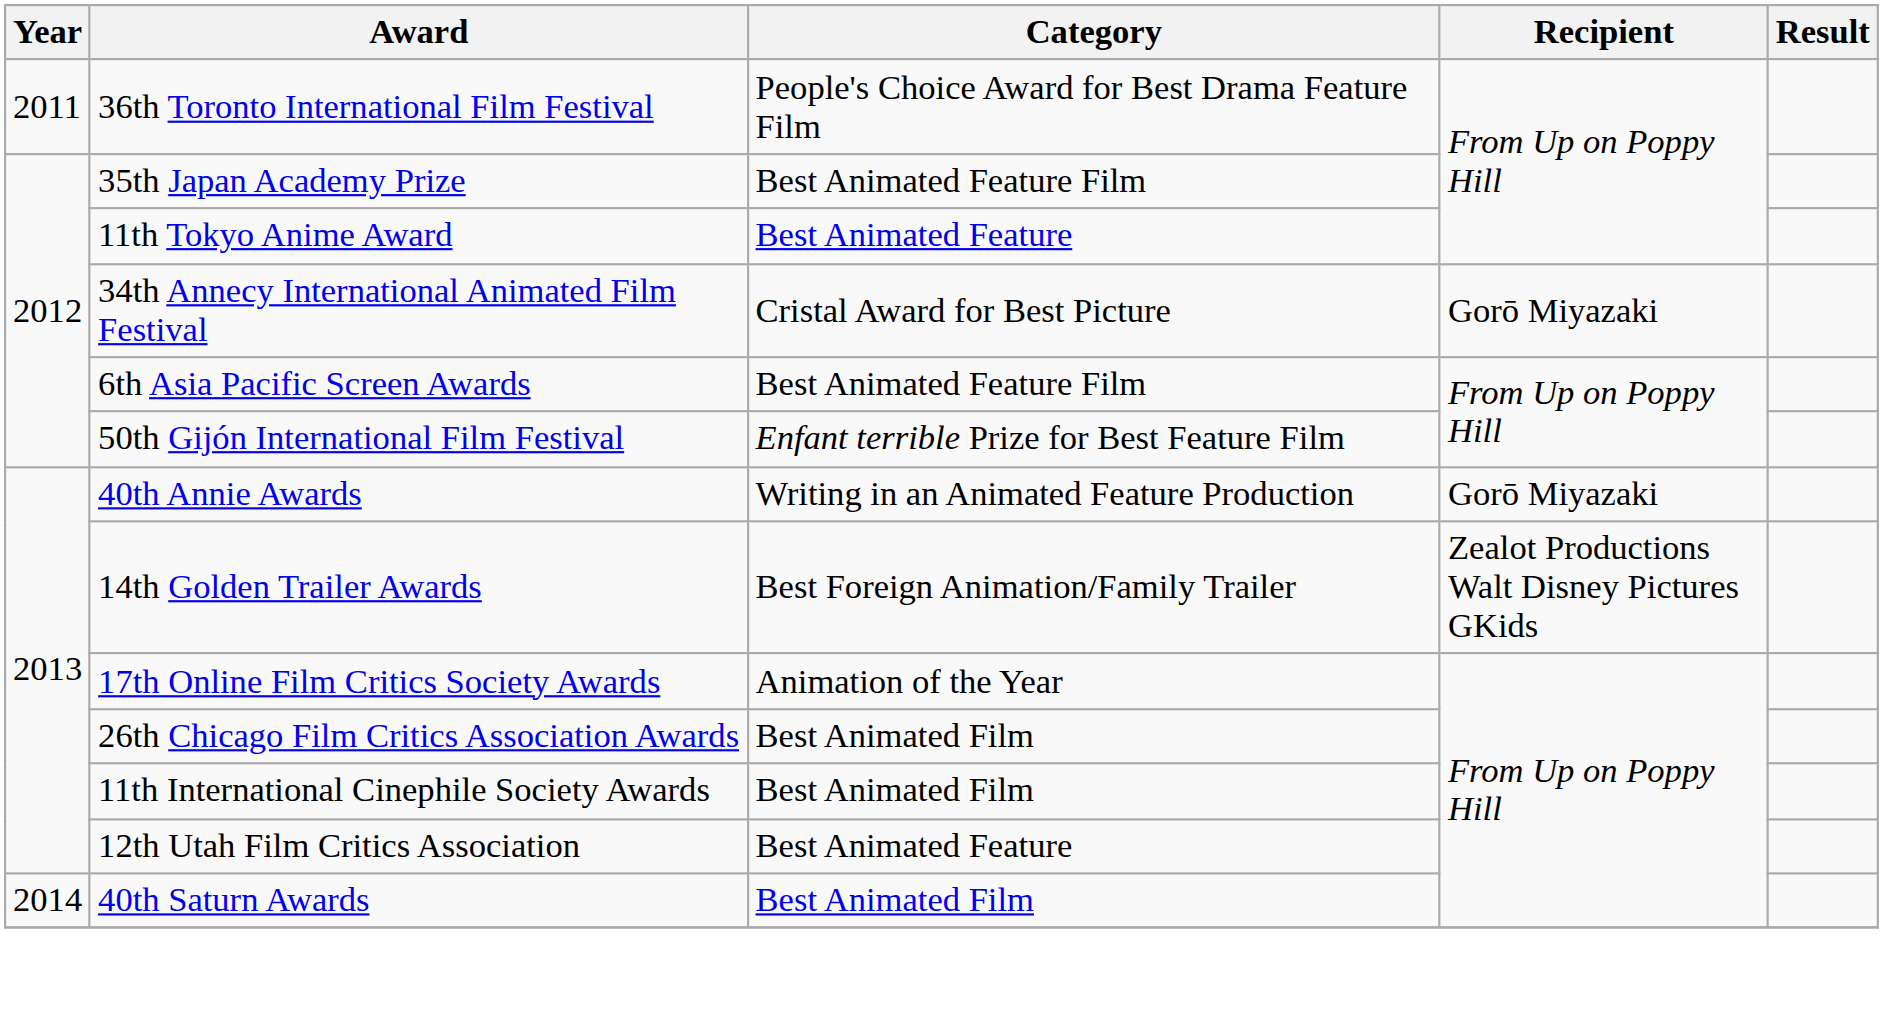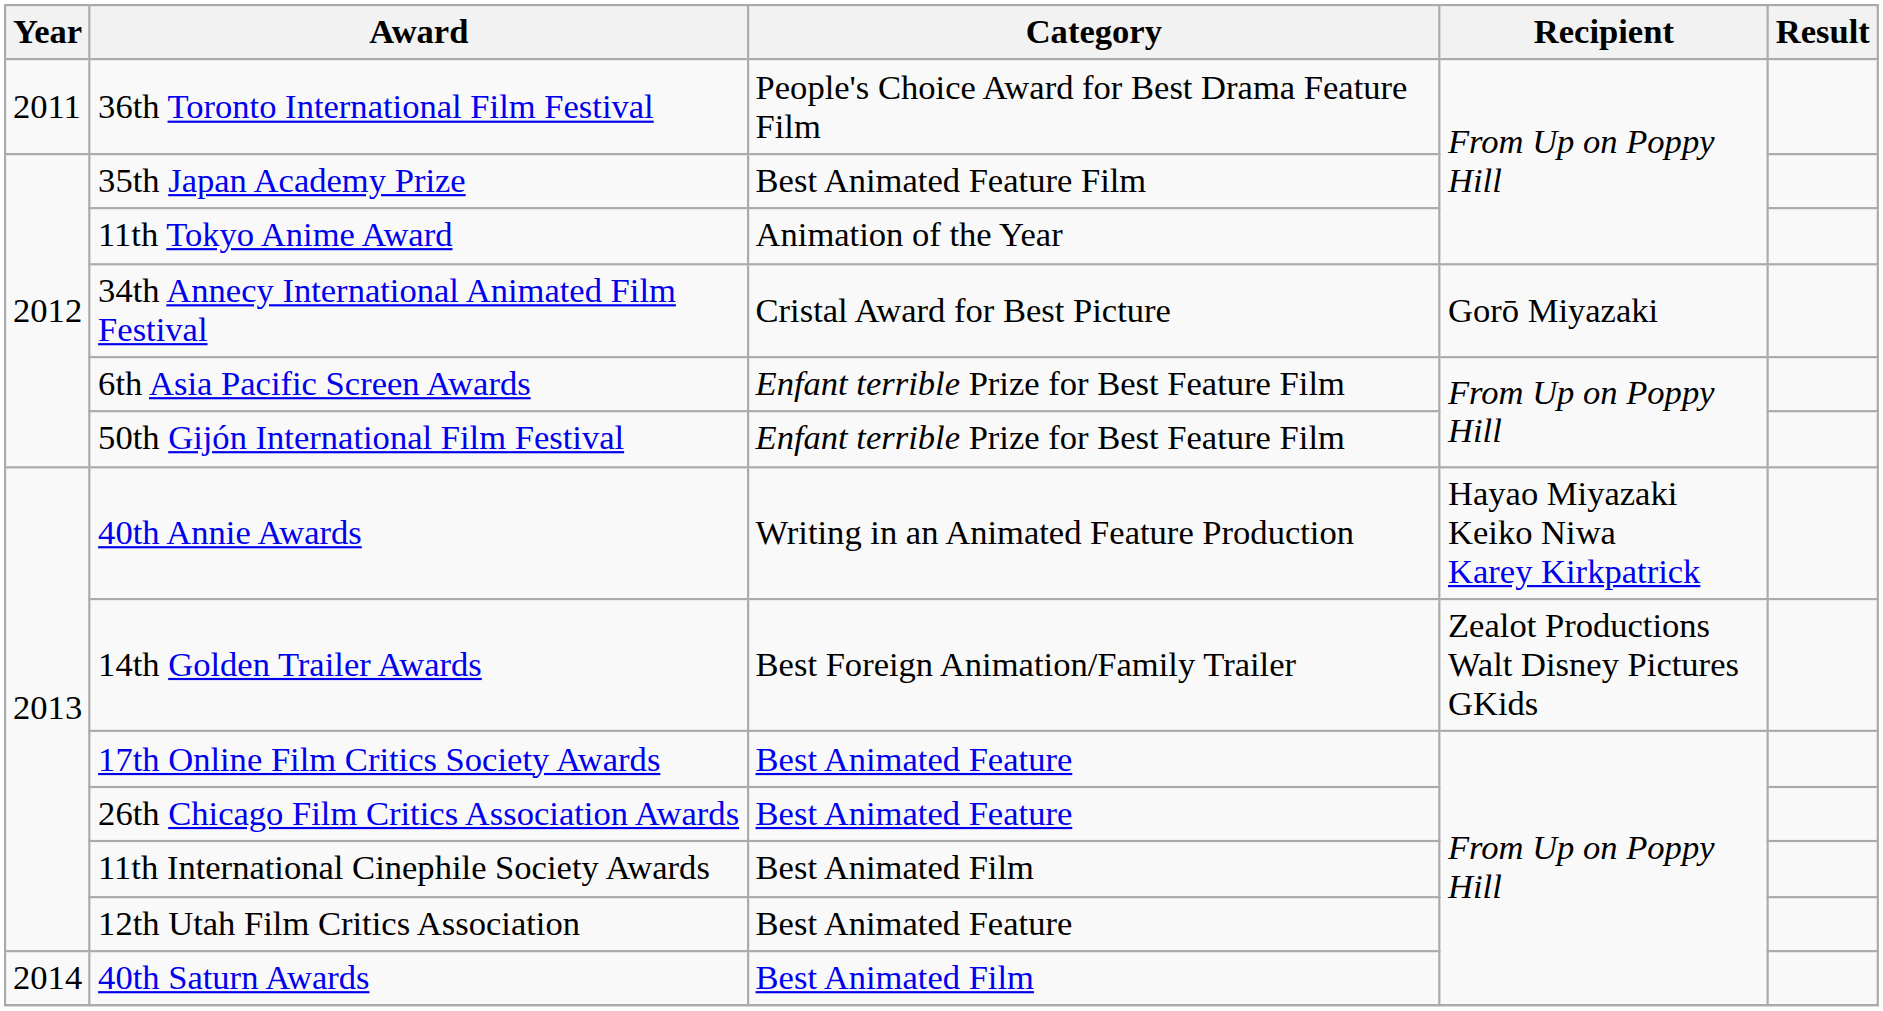(914, 235) Best Animated Feature -> (909, 235) Animation of the Year
(951, 383) Best Animated Feature Film -> (1050, 383) Enfant terrible Prize for Best Feature Film
(1553, 493) Gorō Miyazaki -> (1574, 532) Hayao Miyazaki Keiko Niwa Karey Kirkpatrick
(909, 680) Animation of the Year -> (914, 758) Best Animated Feature
(895, 735) Best Animated Film -> (914, 813) Best Animated Feature
